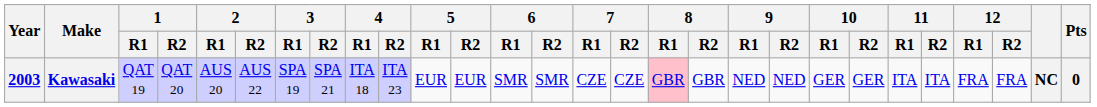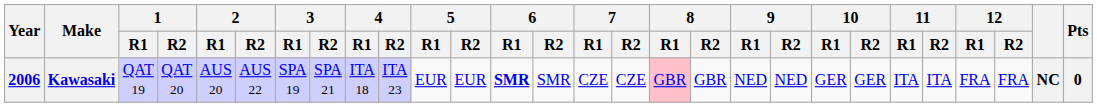(24, 80) 2003 -> (24, 80) 2006
(511, 80) normal -> (512, 80) bold
